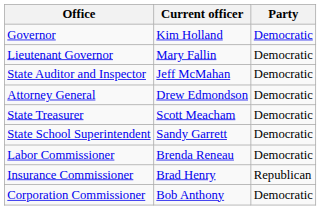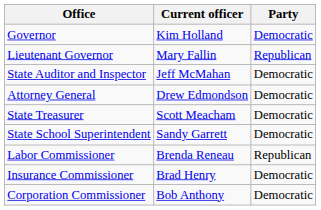(283, 54) Democratic -> (283, 54) Republican
(283, 154) Democratic -> (283, 154) Republican
(283, 174) Republican -> (283, 174) Democratic
